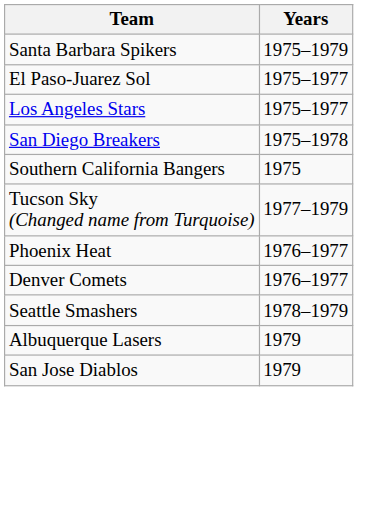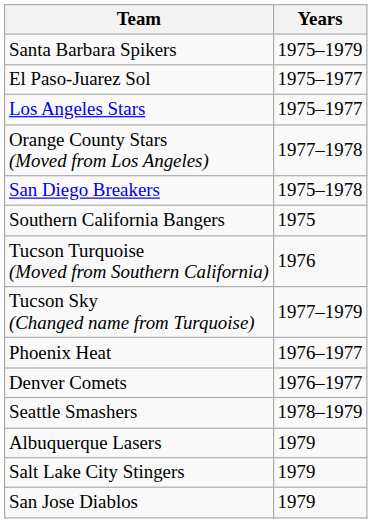+ row: (109, 149)
+ row: (139, 260)
+ row: (97, 472)
